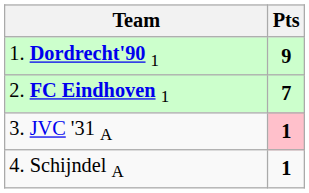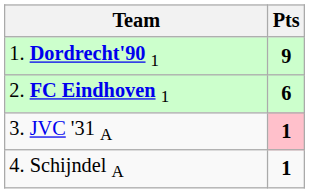(286, 93) 7 -> (286, 93) 6
